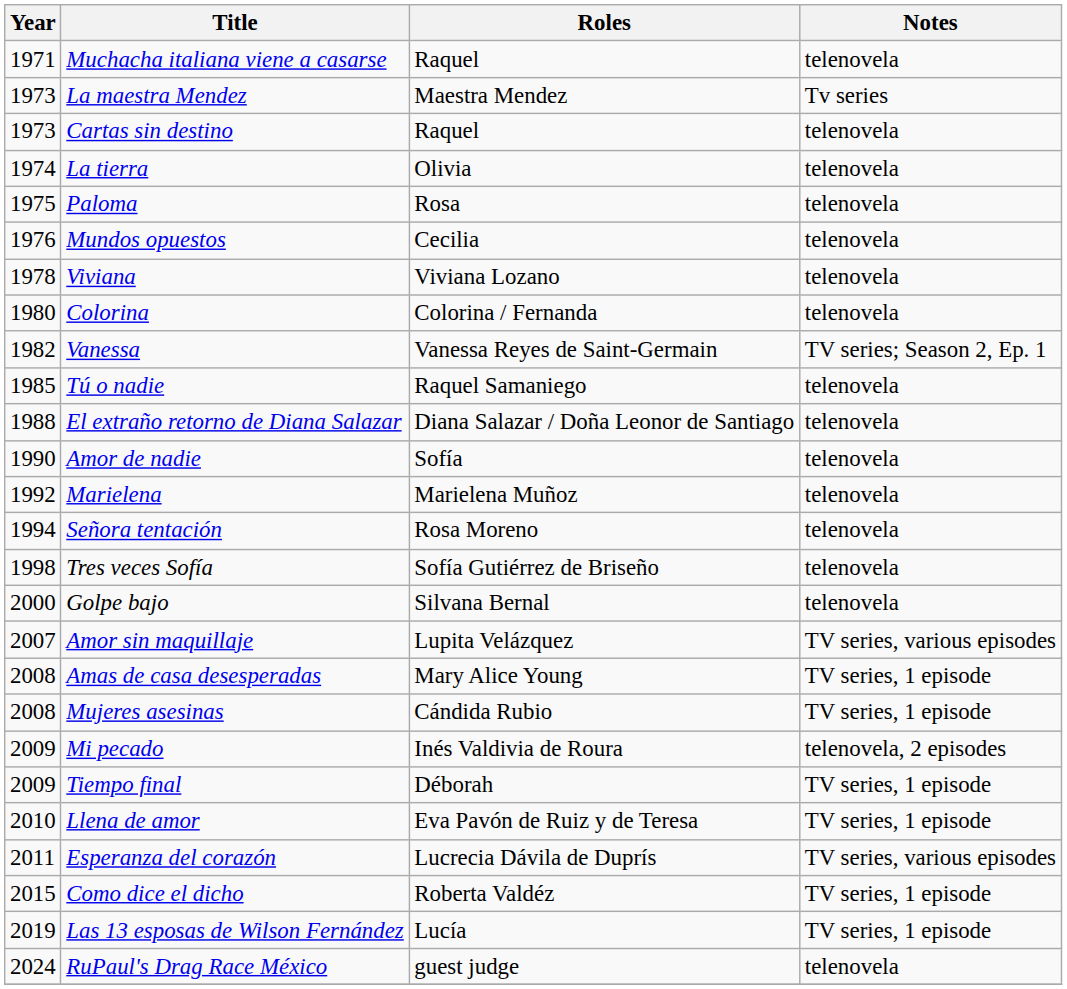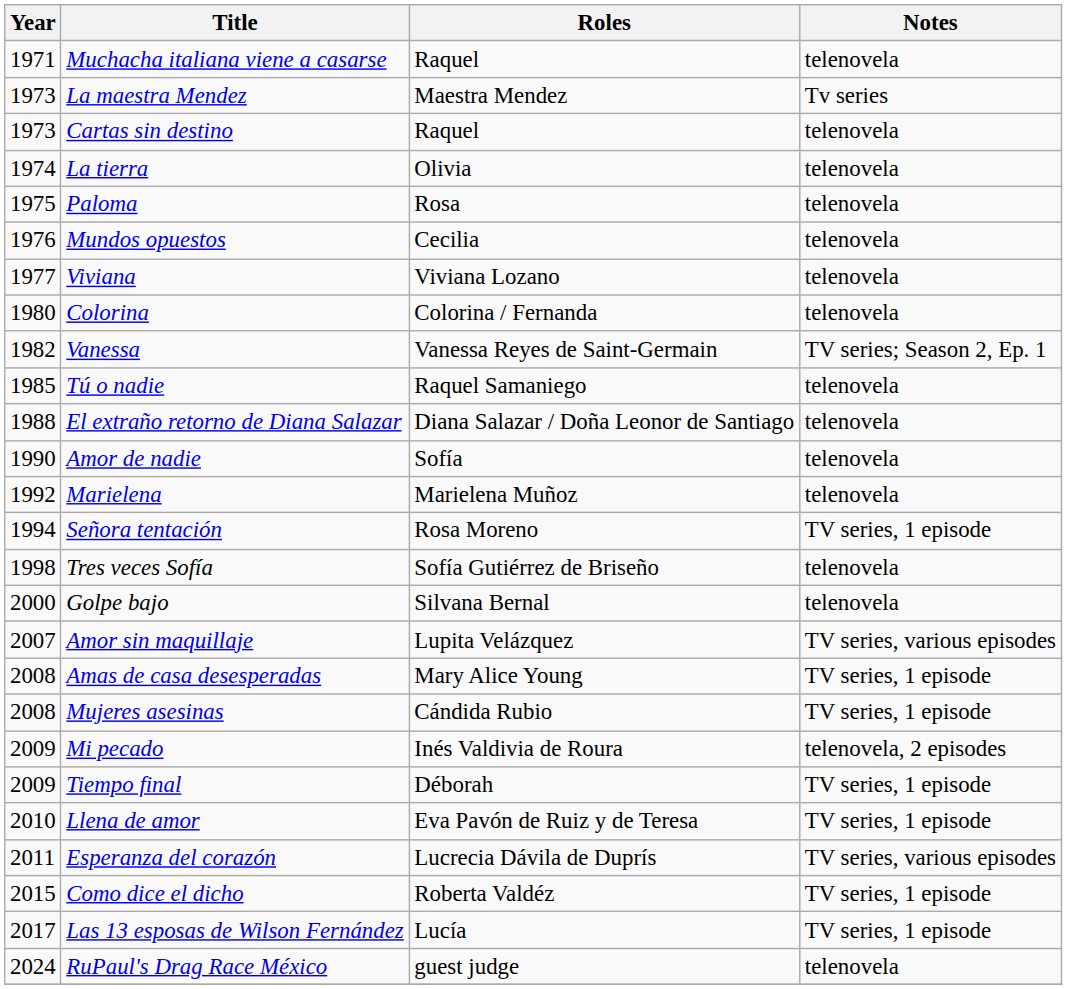(33, 276) 1978 -> (33, 276) 1977
(852, 530) telenovela -> (898, 530) TV series, 1 episode
(33, 929) 2019 -> (33, 929) 2017
